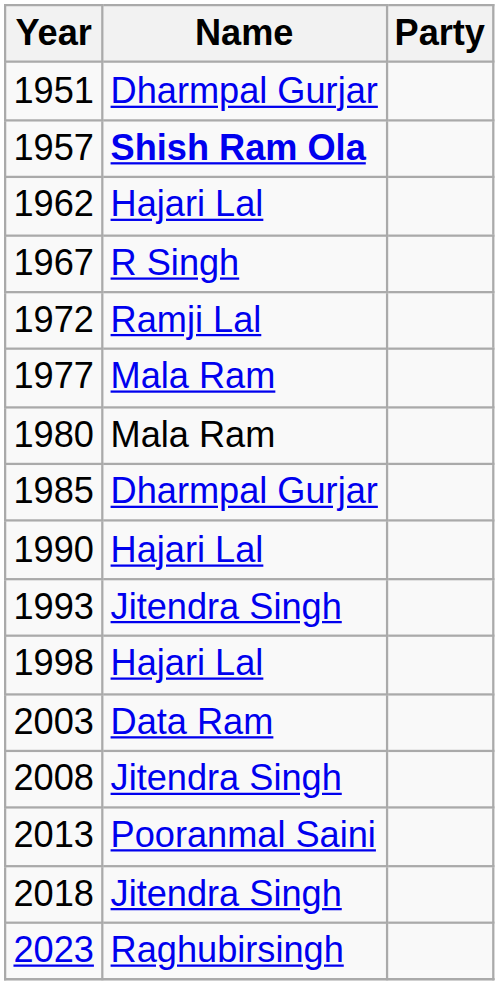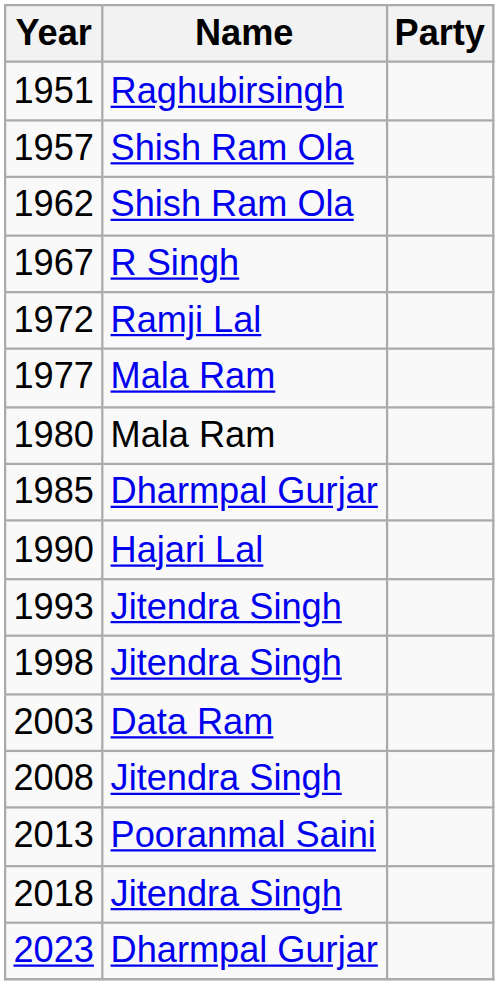(244, 90) Dharmpal Gurjar -> (227, 90) Raghubirsingh
(238, 147) bold -> (232, 147) normal
(187, 205) Hajari Lal -> (232, 205) Shish Ram Ola
(187, 663) Hajari Lal -> (226, 663) Jitendra Singh
(227, 950) Raghubirsingh -> (244, 950) Dharmpal Gurjar
